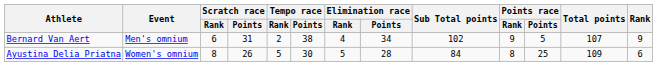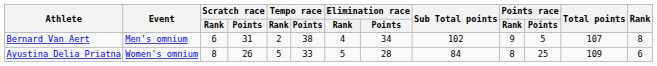(640, 40) 9 -> (640, 40) 8
(308, 54) 30 -> (308, 54) 33
